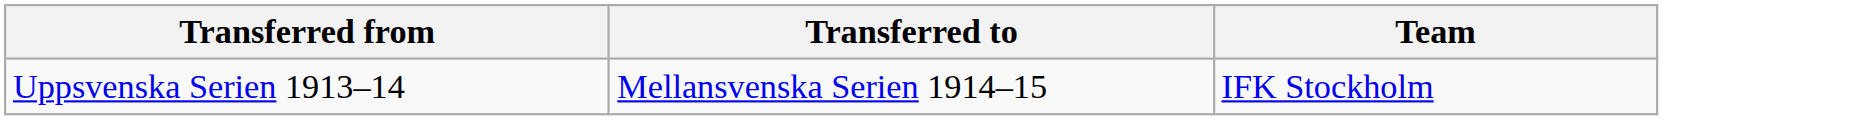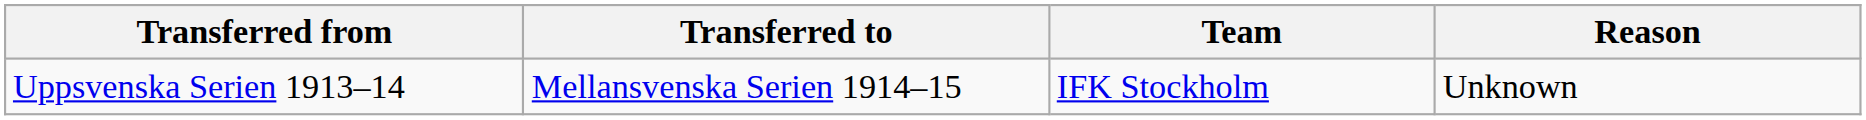+ column: (1648, 31)
